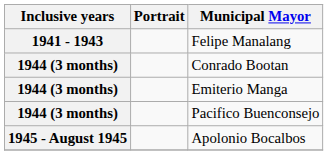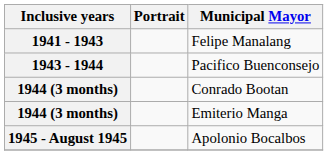+ row: (67, 65)
- row: (67, 114)
